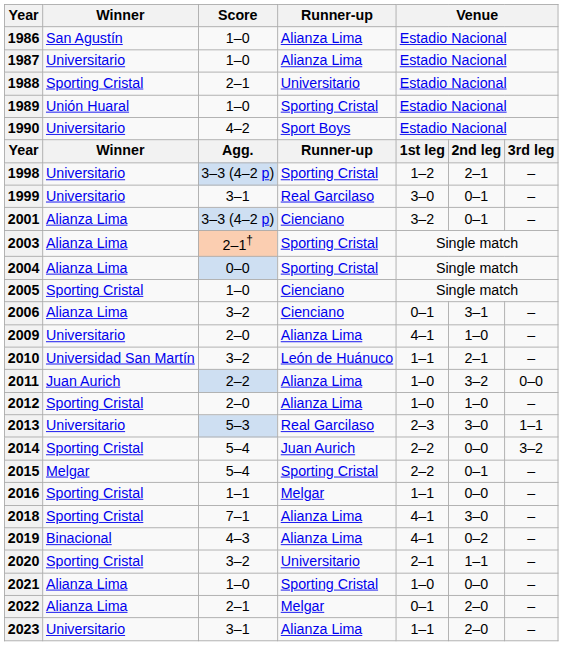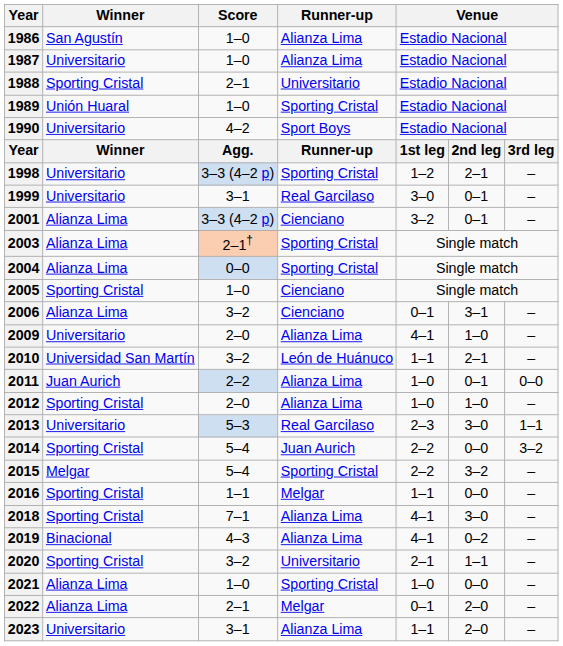(476, 380) 3–2 -> (476, 380) 0–1
(476, 471) 0–1 -> (476, 471) 3–2
